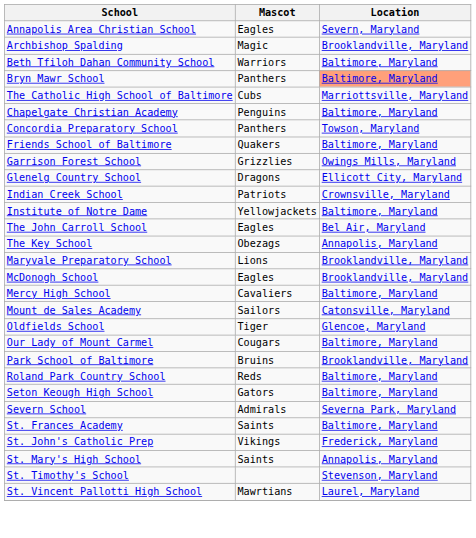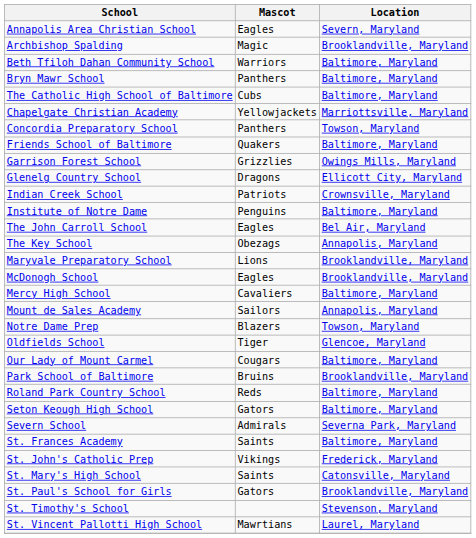(380, 79) lightsalmon background -> (380, 79) no background
(395, 95) Marriottsville, Maryland -> (380, 95) Baltimore, Maryland
(262, 112) Penguins -> (277, 112) Yellowjackets
(380, 112) Baltimore, Maryland -> (395, 112) Marriottsville, Maryland
(277, 211) Yellowjackets -> (262, 211) Penguins
(386, 310) Catonsville, Maryland -> (380, 310) Annapolis, Maryland
+ row: (53, 327)
(380, 459) Annapolis, Maryland -> (386, 475) Catonsville, Maryland
+ row: (89, 492)
